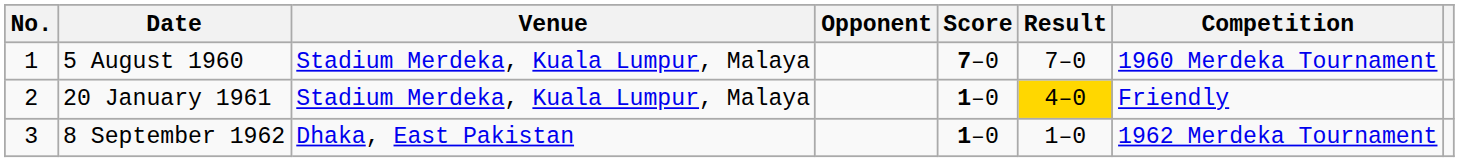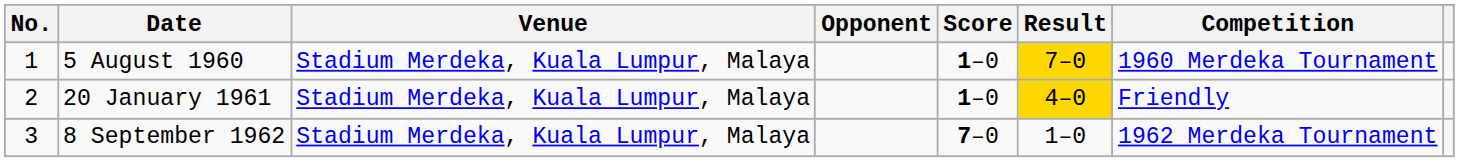(978, 61) 7–0 -> (978, 61) 1–0
(1065, 61) no background -> (1065, 61) gold background
(435, 137) Dhaka, East Pakistan -> (553, 137) Stadium Merdeka, Kuala Lumpur, Malaya
(978, 137) 1–0 -> (978, 137) 7–0
